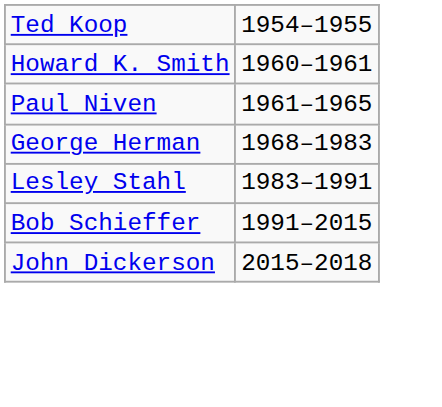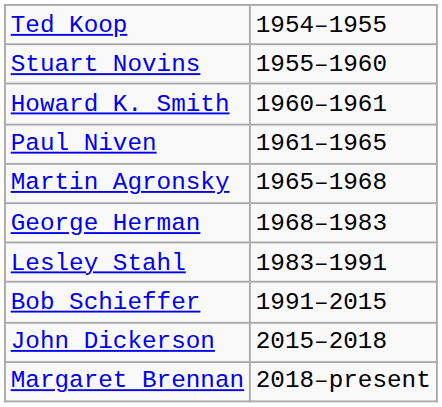+ row: (106, 64)
+ row: (120, 183)
+ row: (127, 381)
